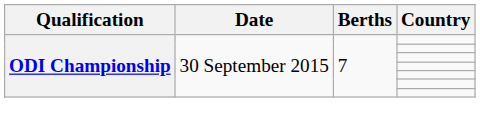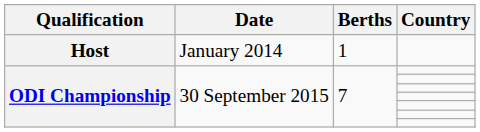+ row: (90, 50)
